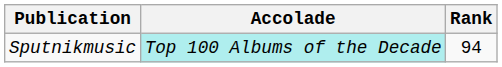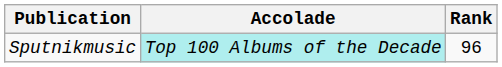(471, 48) 94 -> (471, 48) 96
